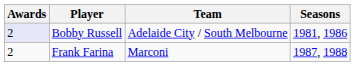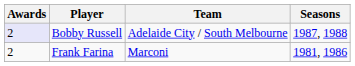(320, 33) 1981, 1986 -> (320, 33) 1987, 1988
(320, 52) 1987, 1988 -> (320, 52) 1981, 1986
